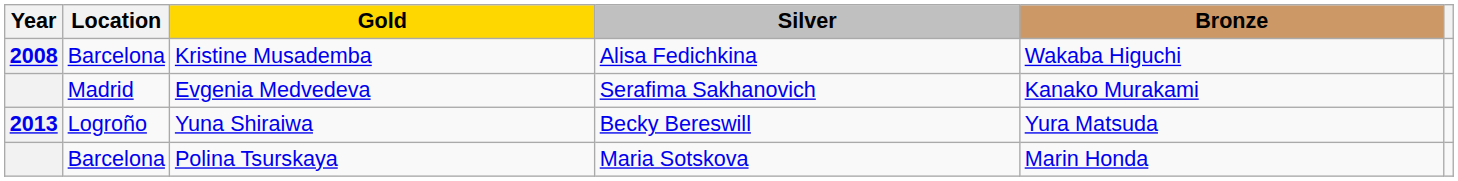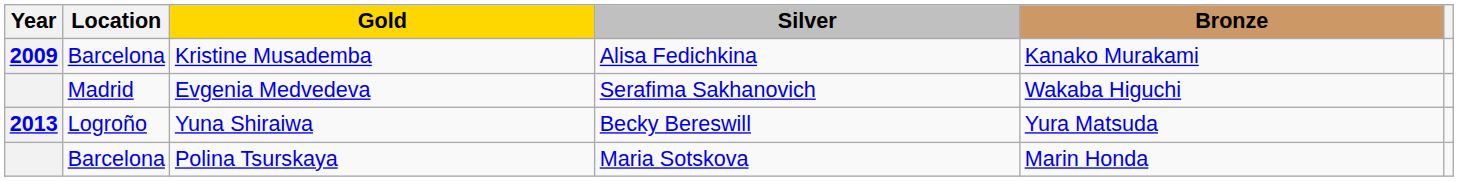(34, 55) 2008 -> (34, 55) 2009
(1103, 55) Wakaba Higuchi -> (1112, 55) Kanako Murakami
(1112, 90) Kanako Murakami -> (1103, 90) Wakaba Higuchi
